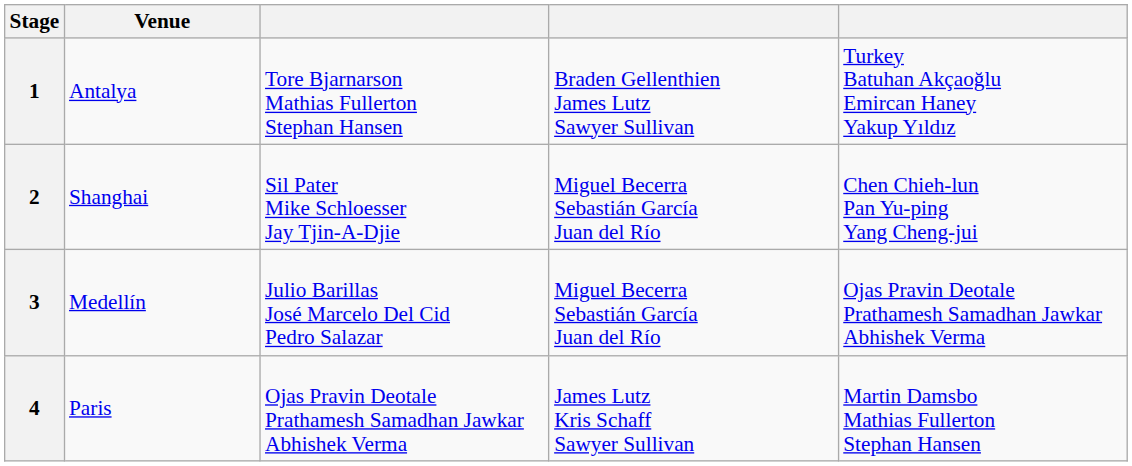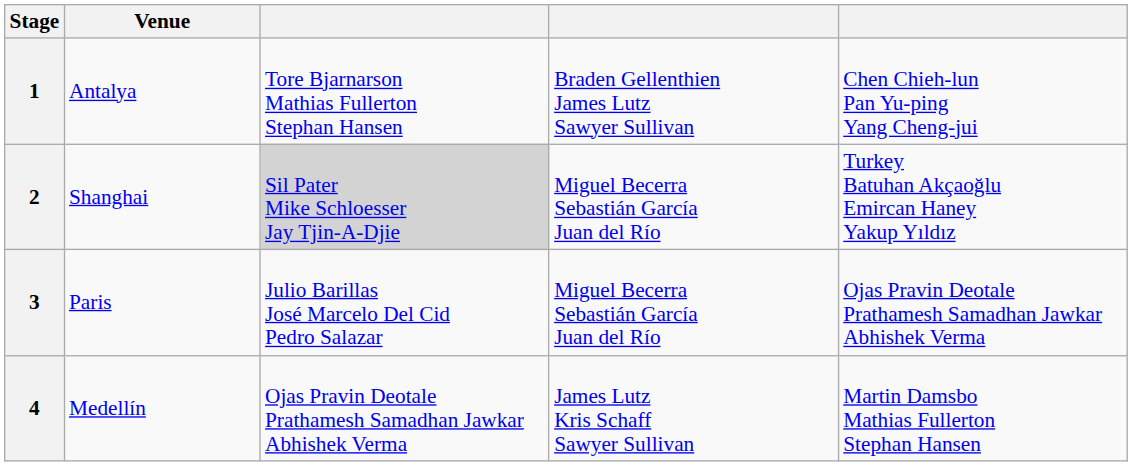(922, 91) Turkey Batuhan Akçaoğlu Emircan Haney Yakup Yıldız -> (911, 103) Chen Chieh-lun Pan Yu-ping Yang Cheng-jui
(336, 208) no background -> (336, 208) lightgrey background
(911, 208) Chen Chieh-lun Pan Yu-ping Yang Cheng-jui -> (922, 196) Turkey Batuhan Akçaoğlu Emircan Haney Yakup Yıldız
(107, 302) Medellín -> (90, 302) Paris
(90, 407) Paris -> (107, 407) Medellín
